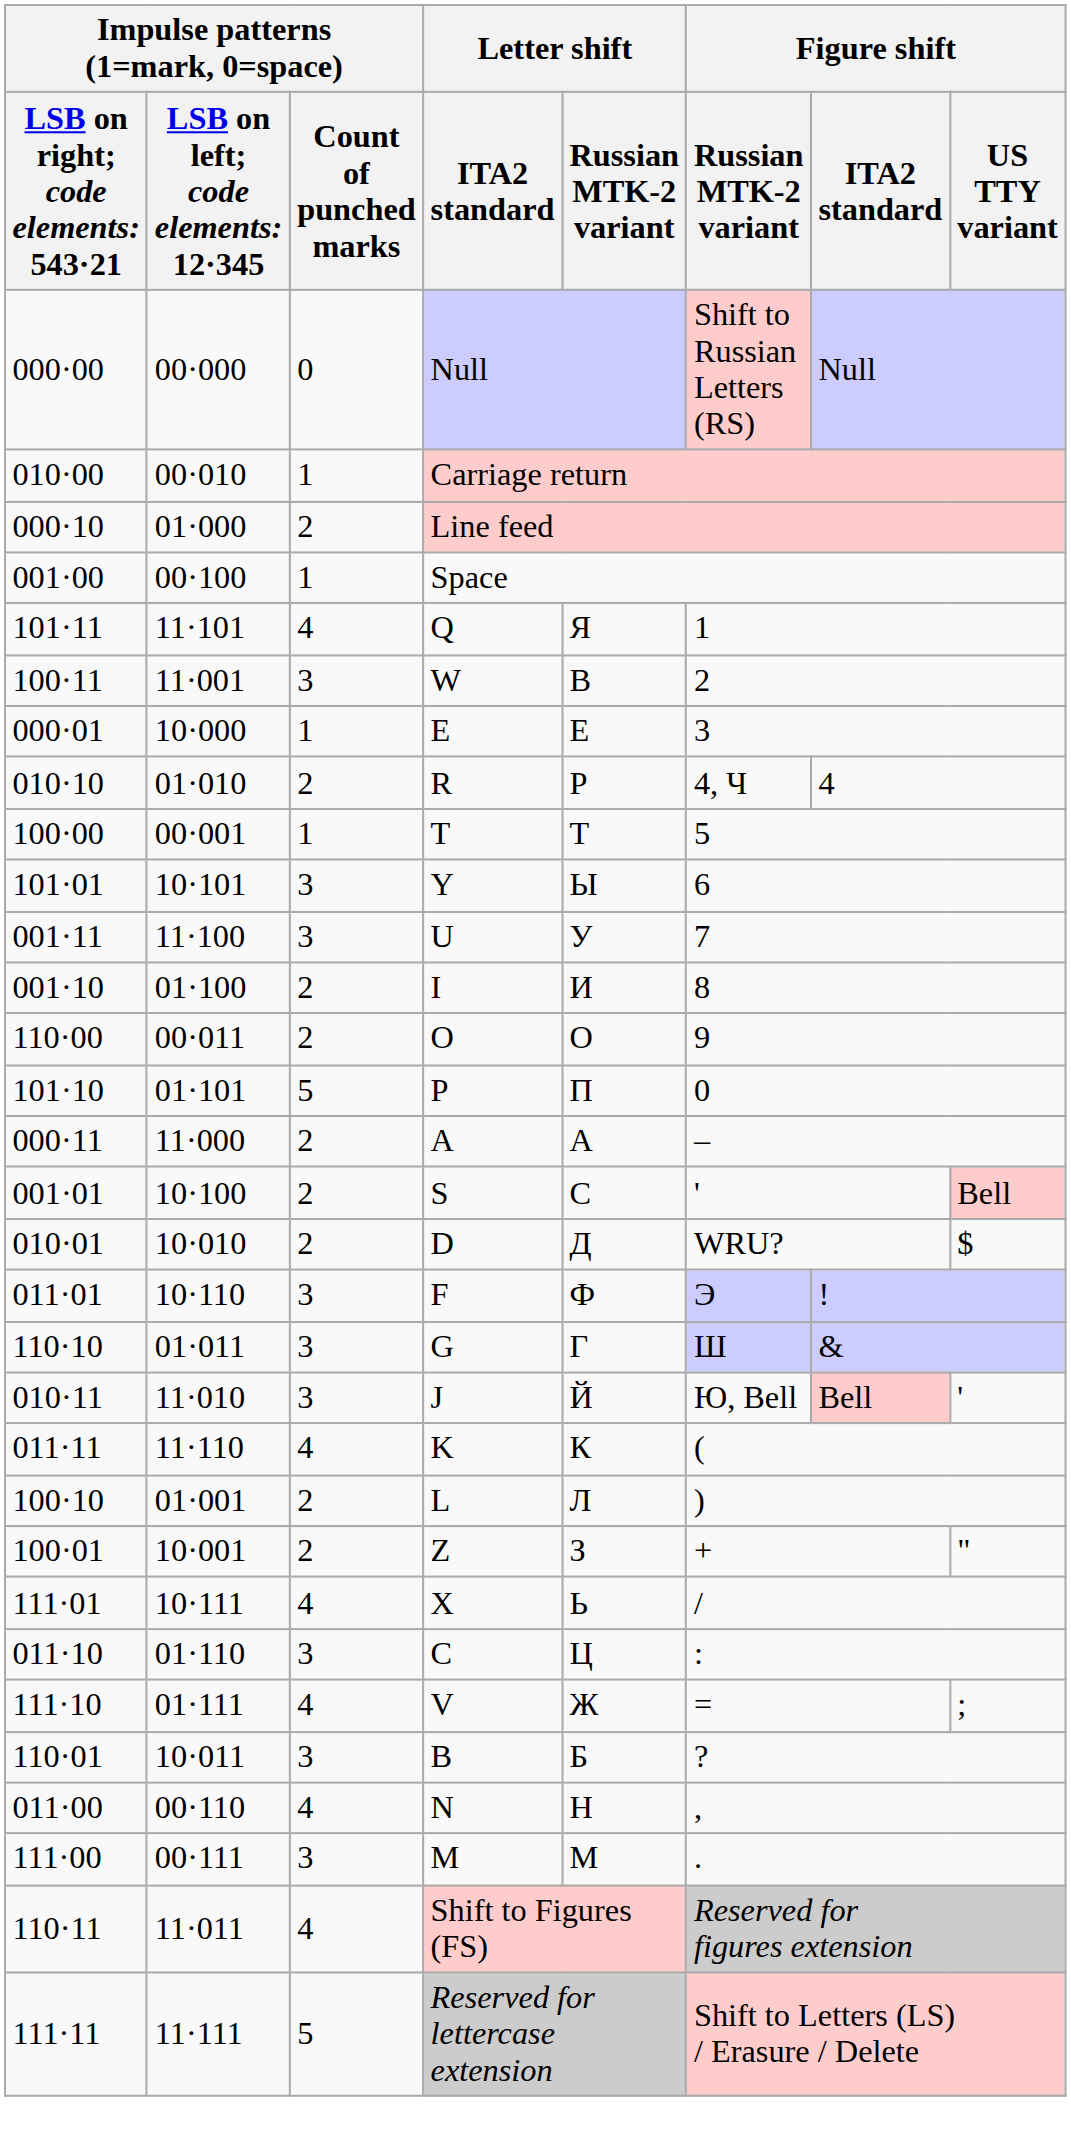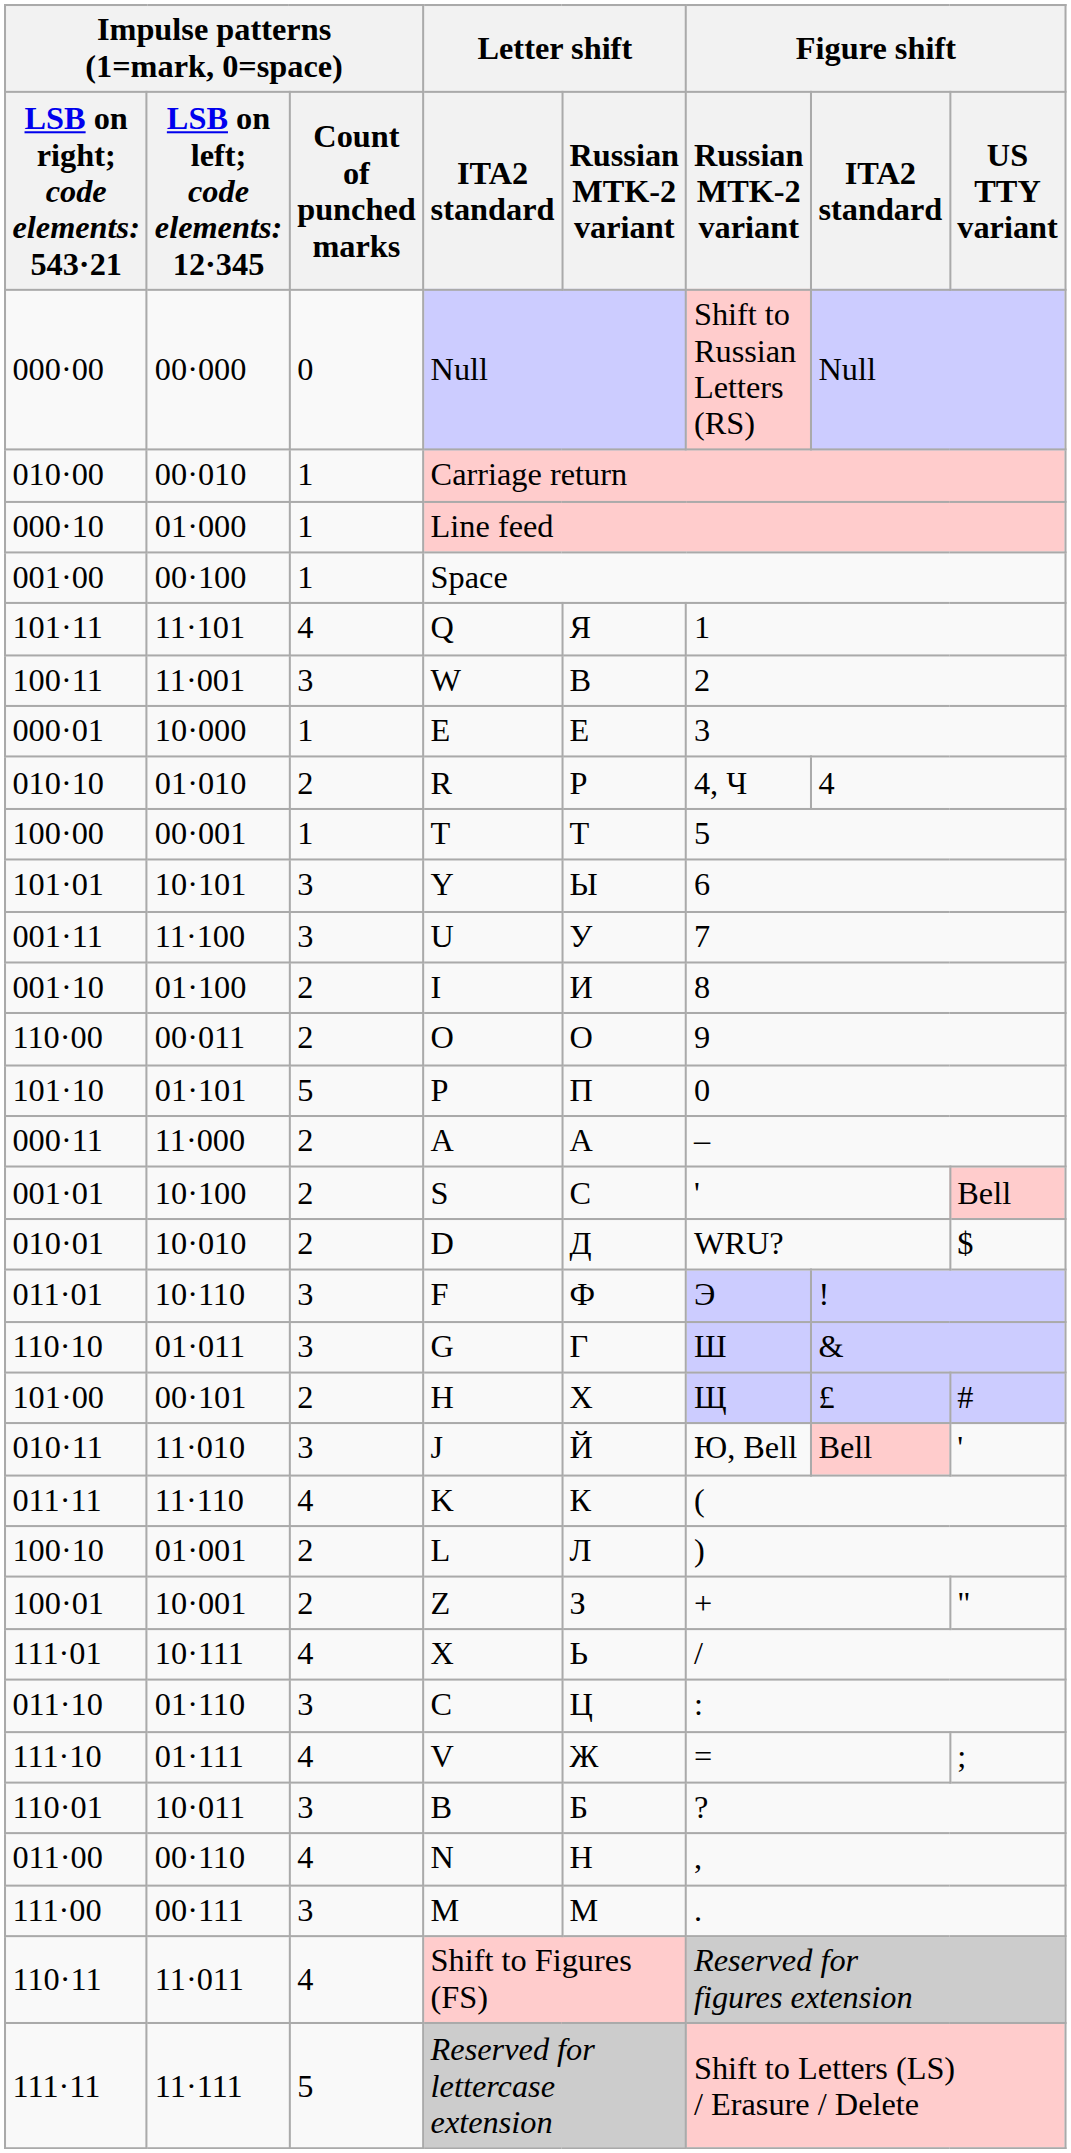(305, 526) 2 -> (305, 526) 1
+ row: (58, 1397)
